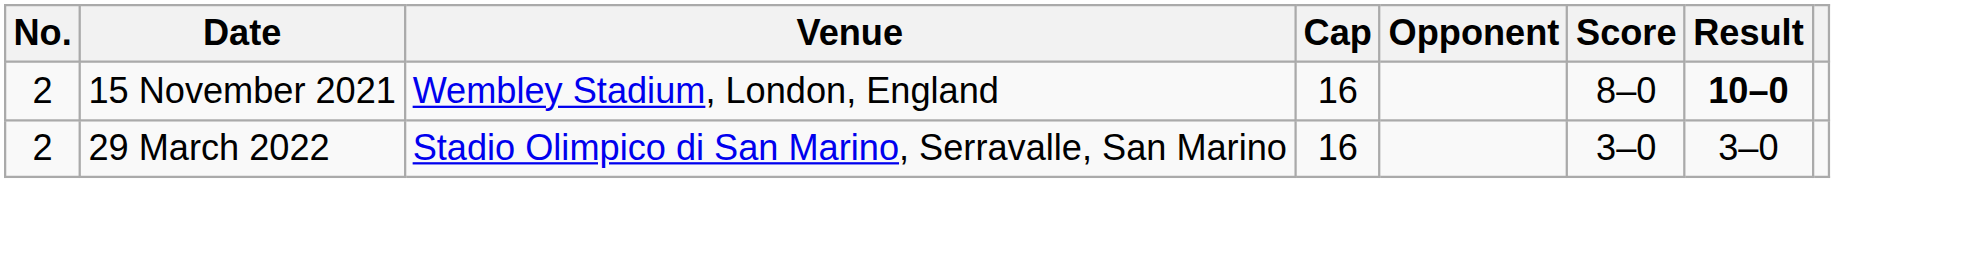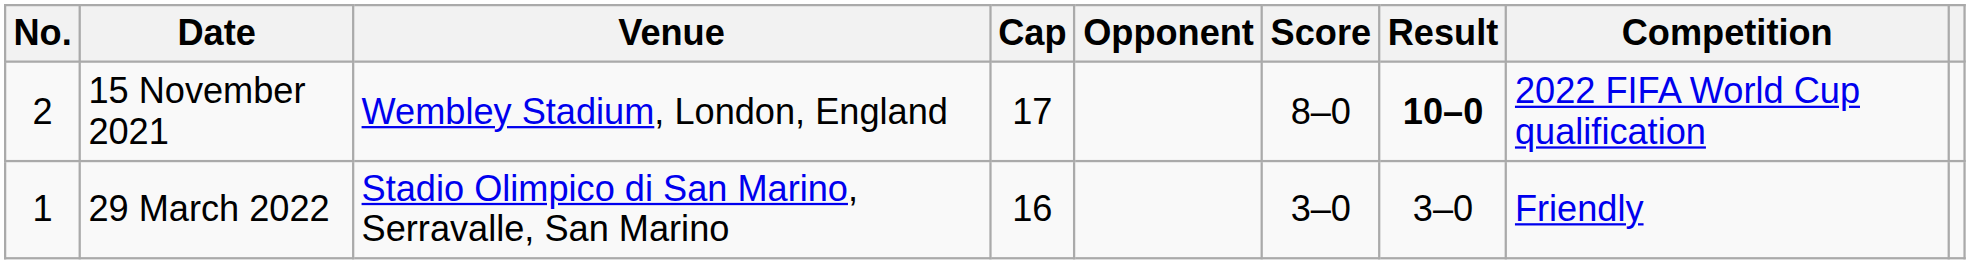+ column: (1727, 33)
(1338, 90) 16 -> (1032, 110) 17
(43, 147) 2 -> (43, 208) 1
